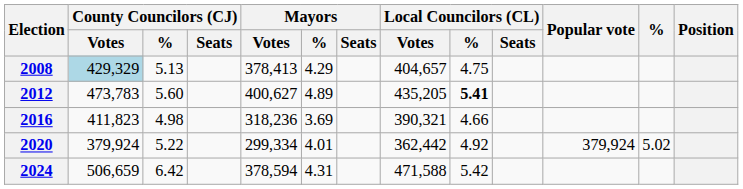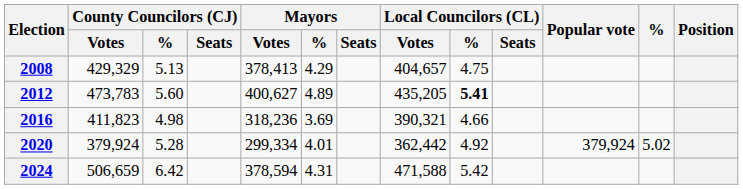(113, 68) lightblue background -> (113, 68) no background
(169, 145) 5.22 -> (169, 145) 5.28
